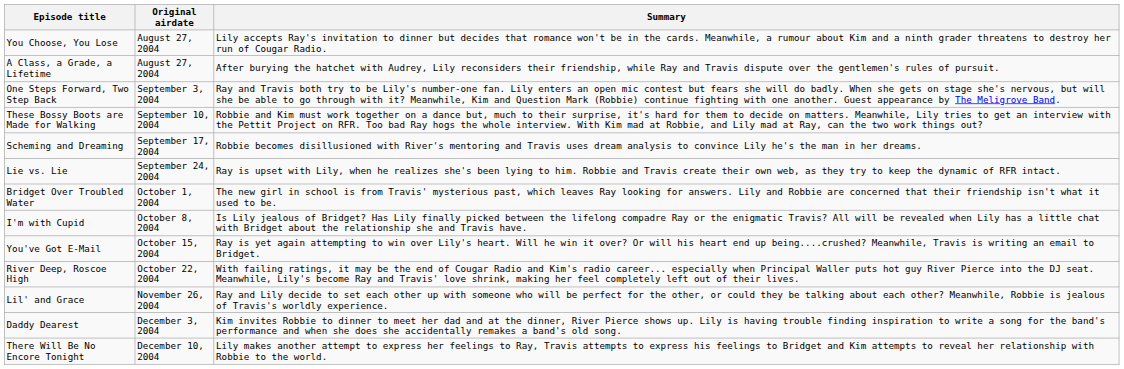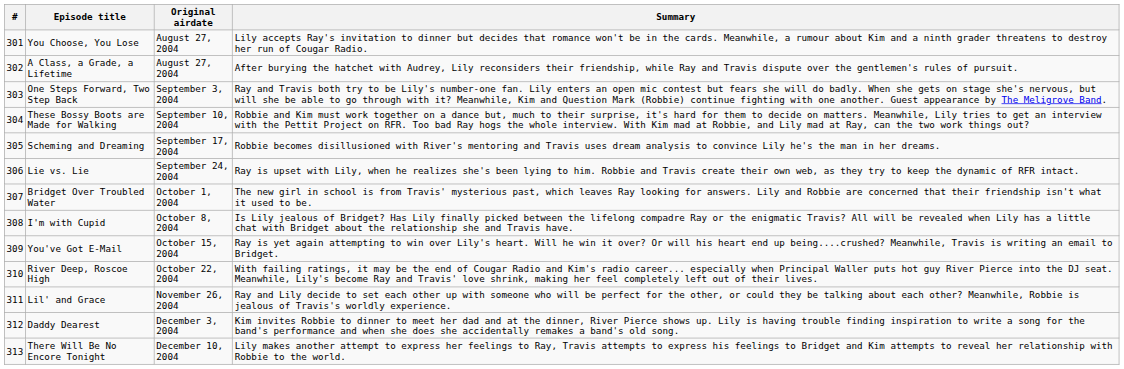+ column: (15, 17)
